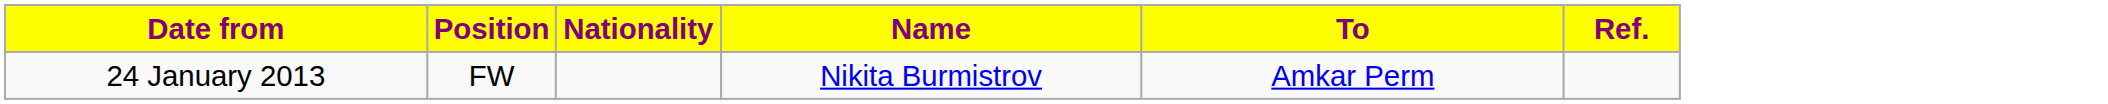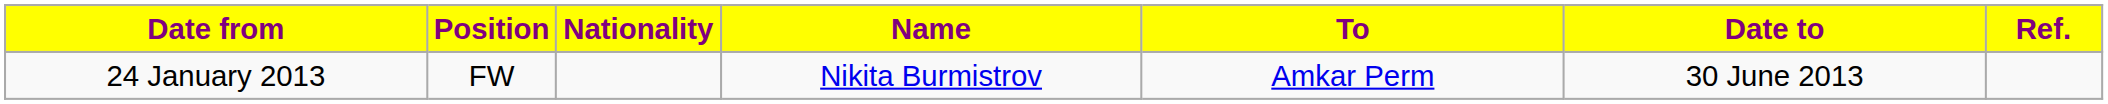+ column: (1775, 29)
